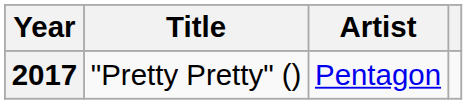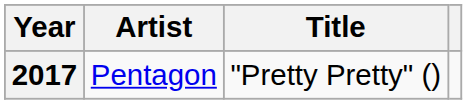columns swapped: (196, 27) <-> (378, 27)
